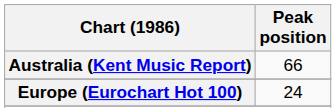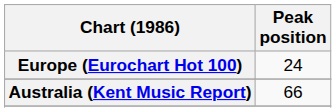rows swapped: (130, 65) <-> (130, 92)
